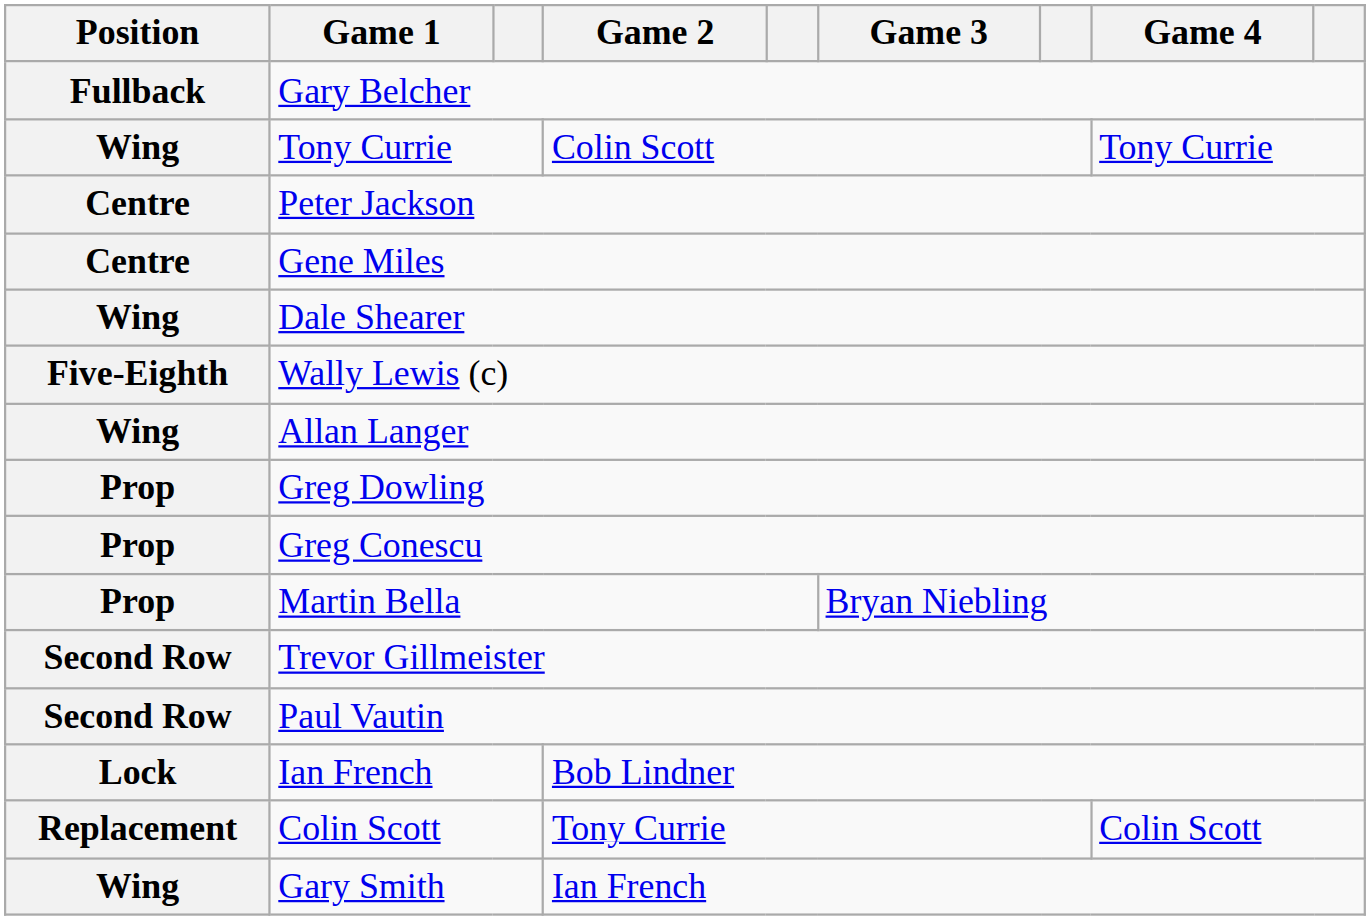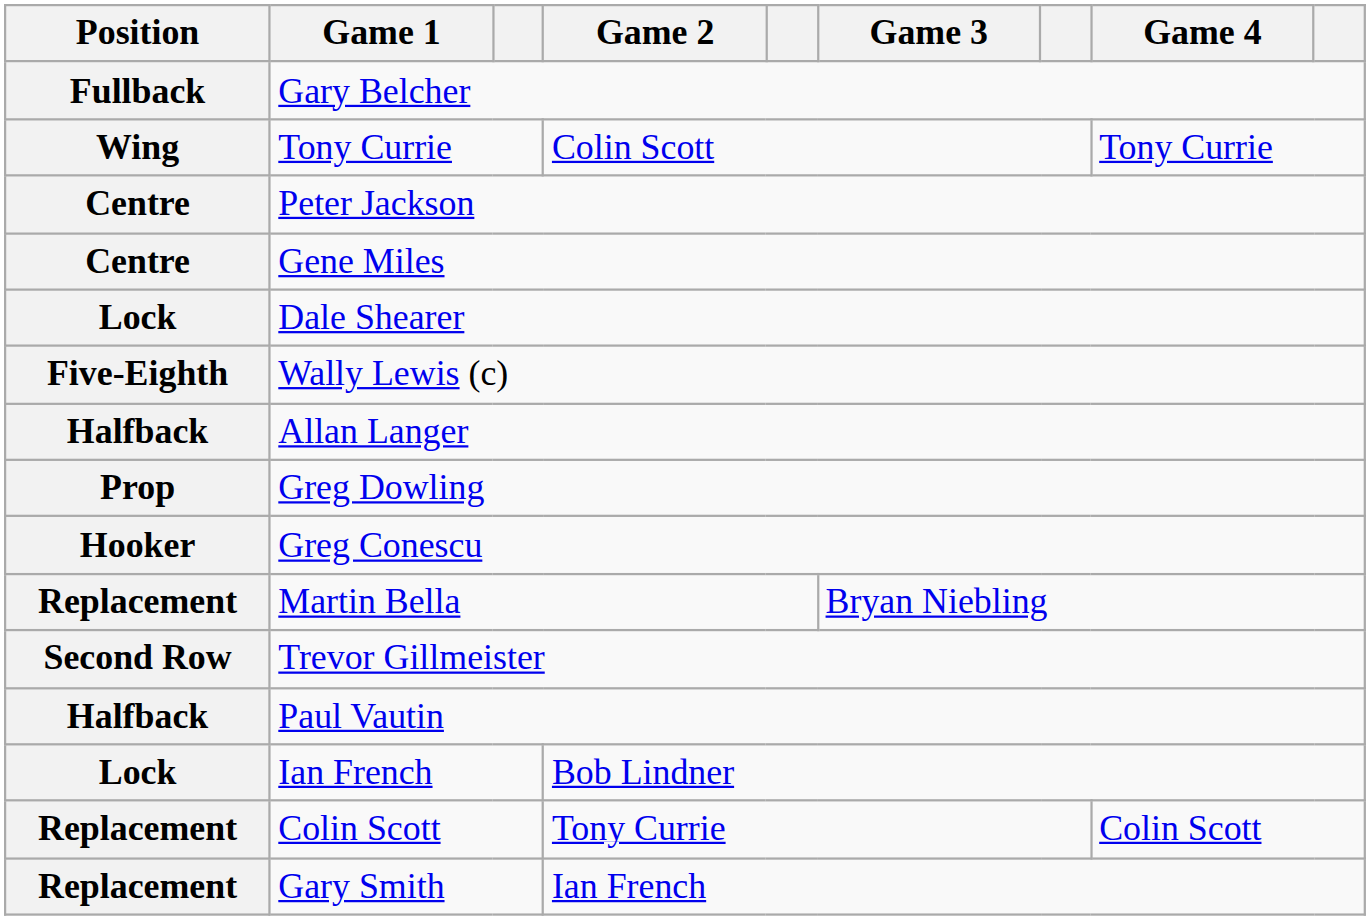(138, 317) Wing -> (138, 317) Lock
(138, 430) Wing -> (138, 430) Halfback
(138, 544) Prop -> (138, 544) Hooker
(138, 601) Prop -> (138, 601) Replacement
(138, 714) Second Row -> (138, 714) Halfback
(138, 885) Wing -> (138, 885) Replacement
